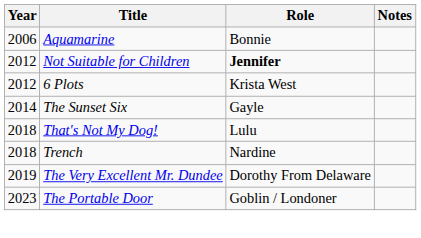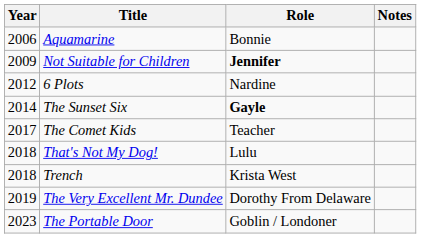(22, 61) 2012 -> (22, 61) 2009
(263, 84) Krista West -> (253, 84) Nardine
(247, 107) normal -> (247, 107) bold
+ row: (90, 130)
(253, 152) Nardine -> (263, 175) Krista West
